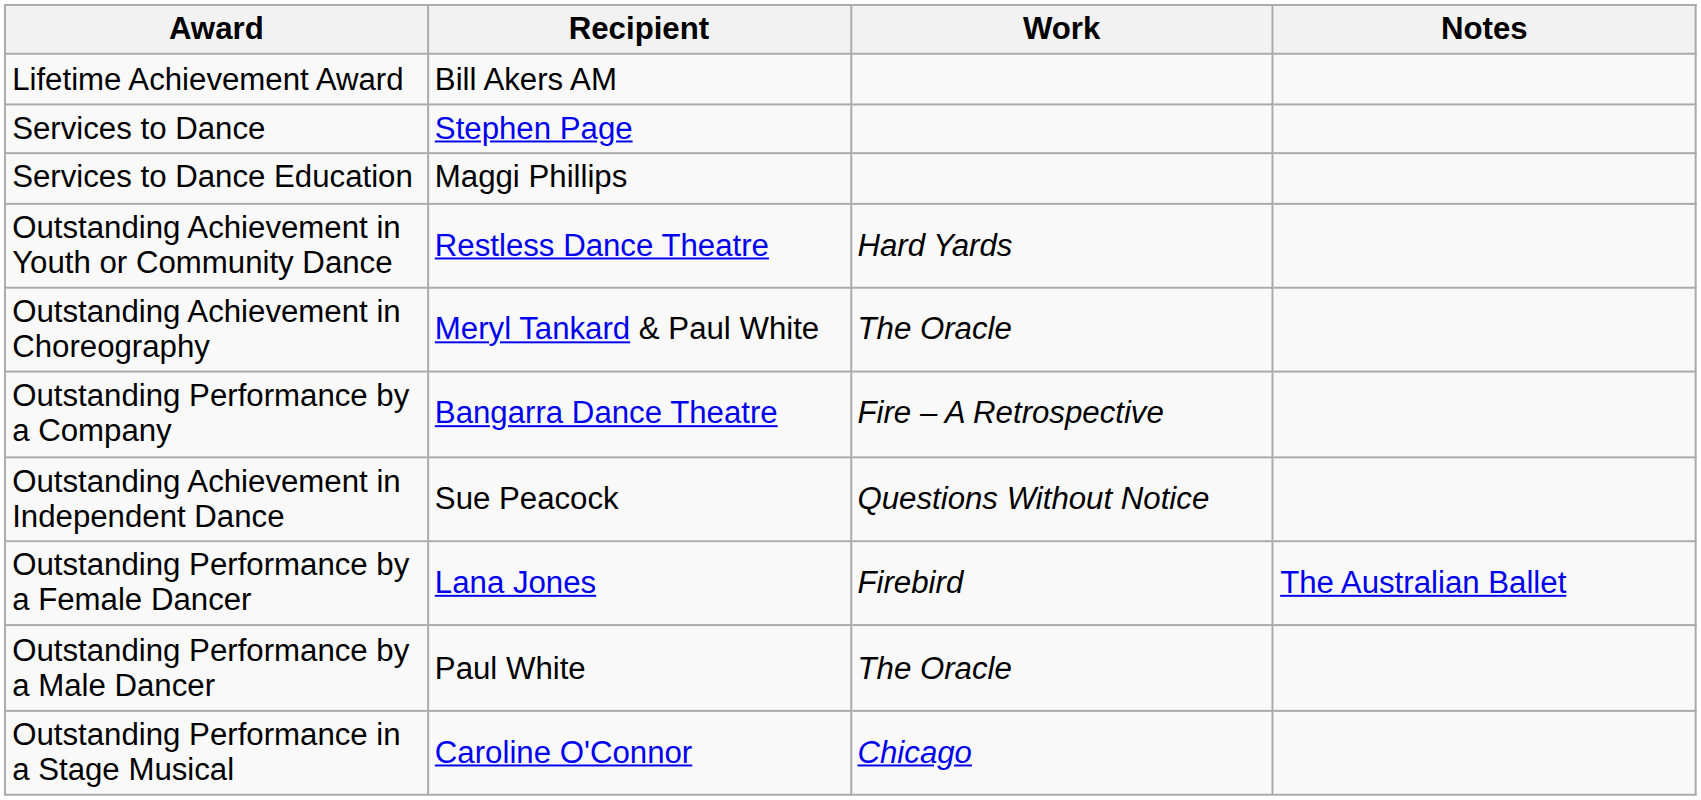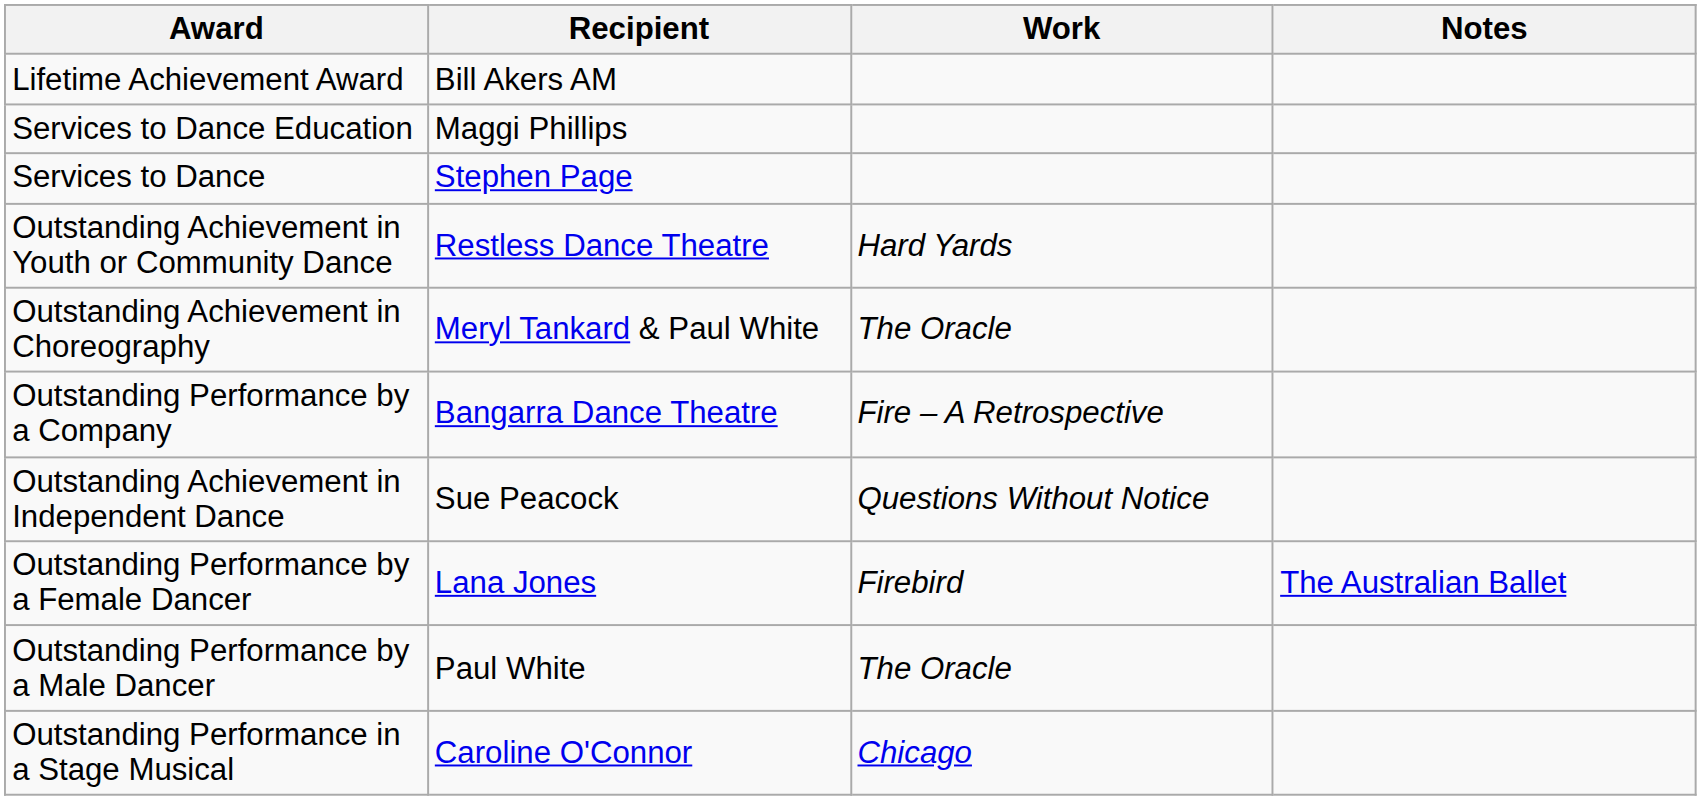rows swapped: (139, 128) <-> (212, 177)
